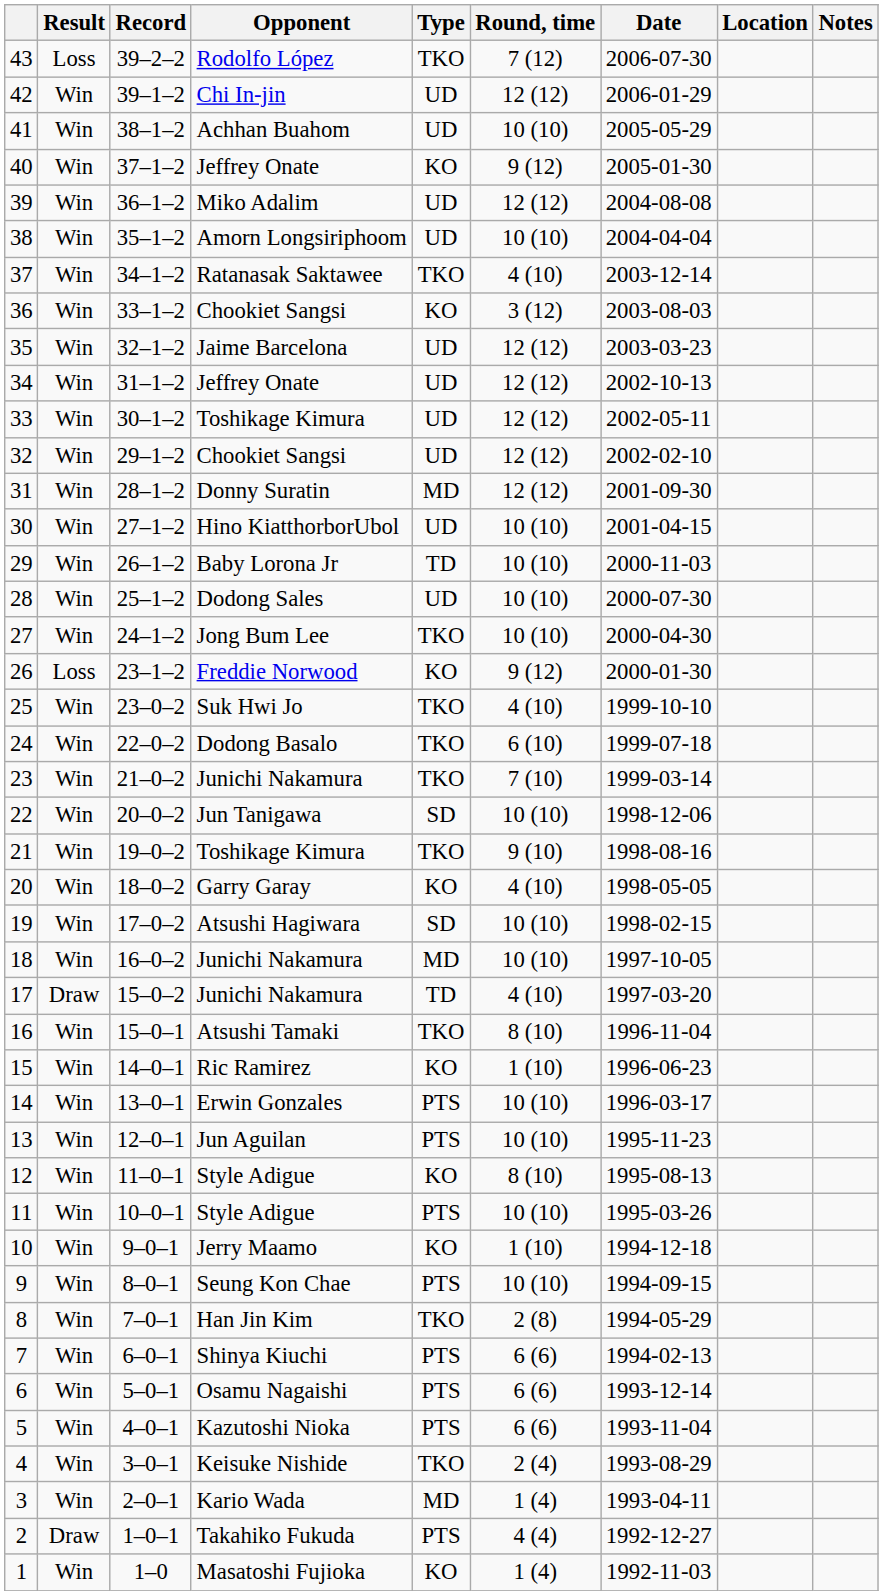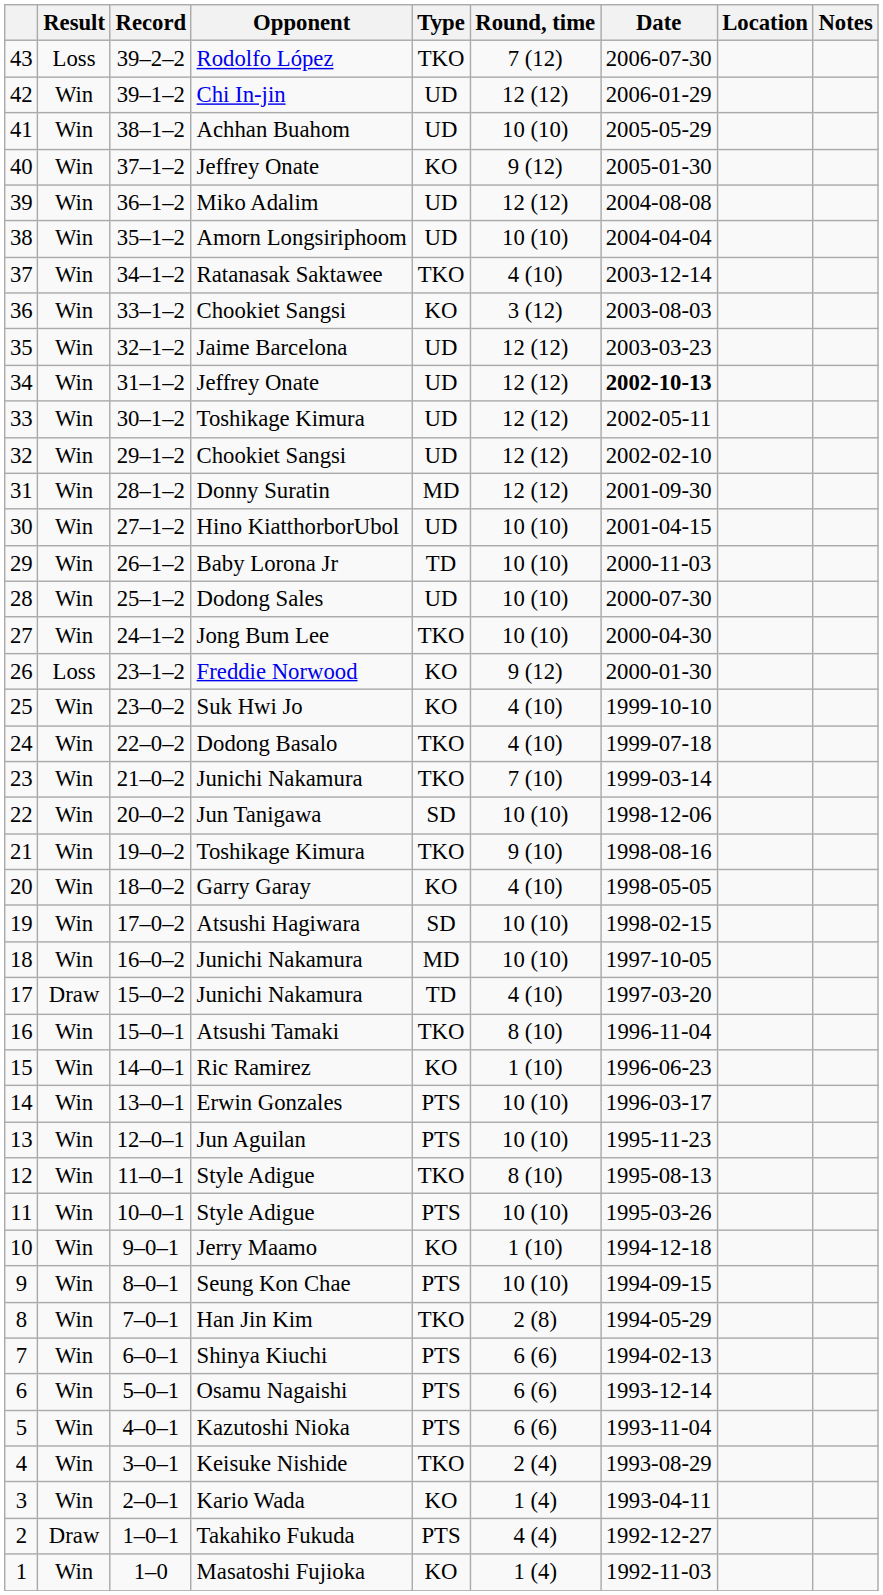(659, 382) normal -> (659, 382) bold
(441, 707) TKO -> (441, 707) KO
(535, 743) 6 (10) -> (535, 743) 4 (10)
(441, 1175) KO -> (441, 1175) TKO
(441, 1499) MD -> (441, 1499) KO
